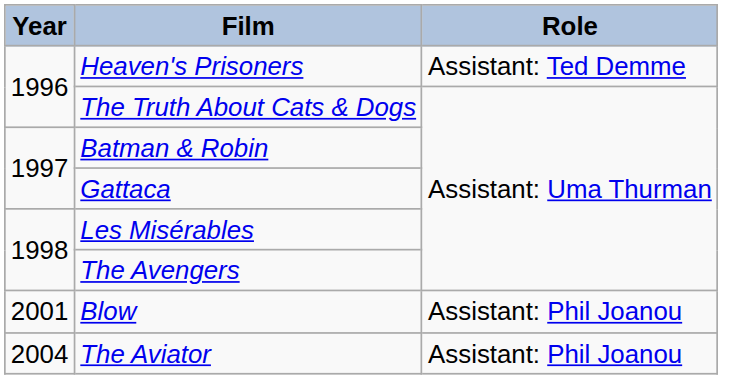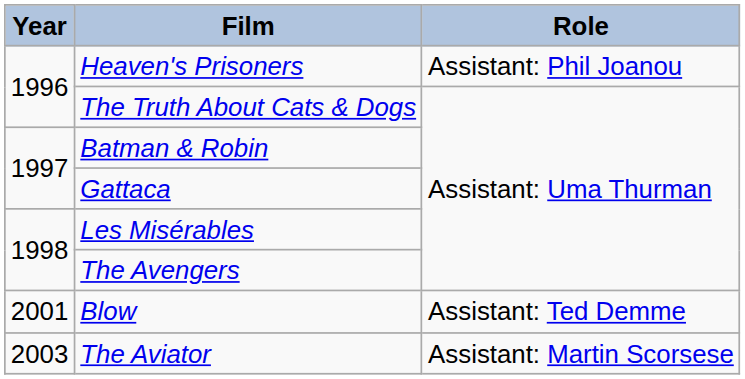(557, 66) Assistant: Ted Demme -> (555, 66) Assistant: Phil Joanou
(555, 312) Assistant: Phil Joanou -> (557, 312) Assistant: Ted Demme
(40, 353) 2004 -> (40, 353) 2003
(555, 353) Assistant: Phil Joanou -> (581, 353) Assistant: Martin Scorsese
